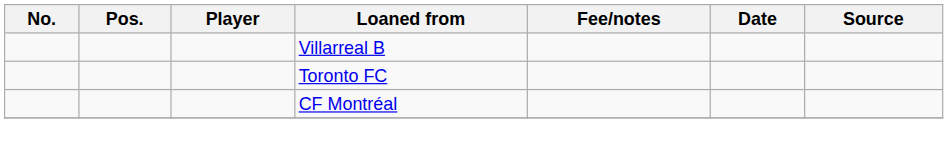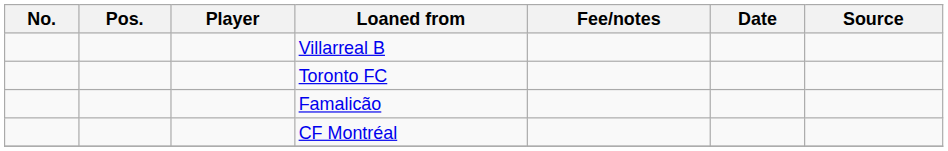+ row: (340, 104)
